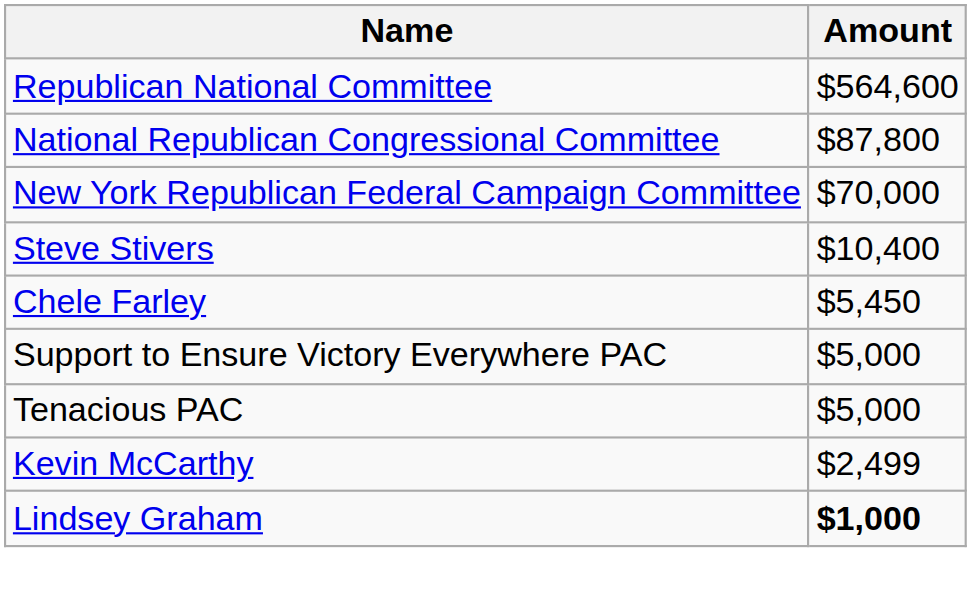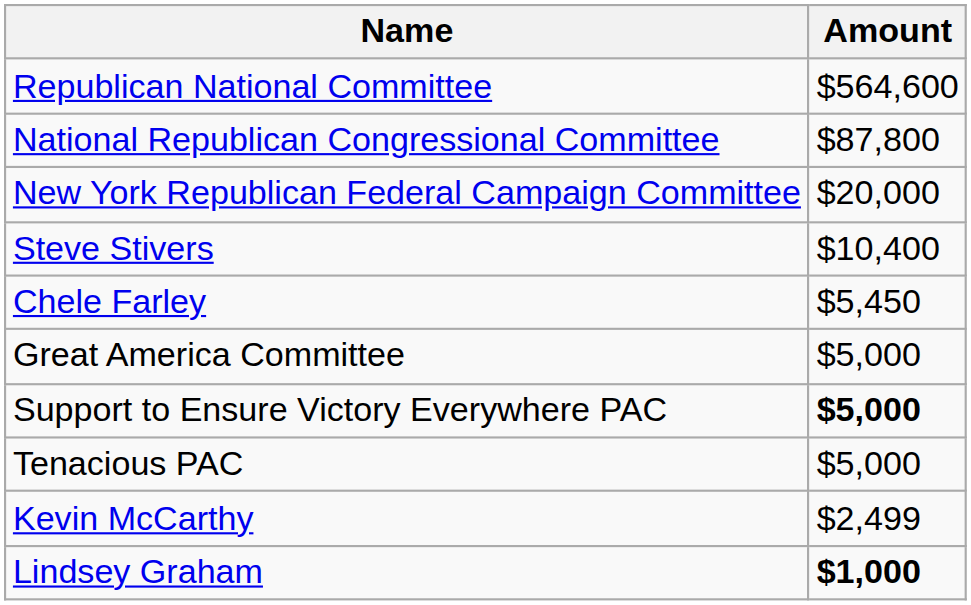(878, 193) $70,000 -> (878, 193) $20,000
+ row: (209, 355)
(869, 355) normal -> (869, 409) bold
